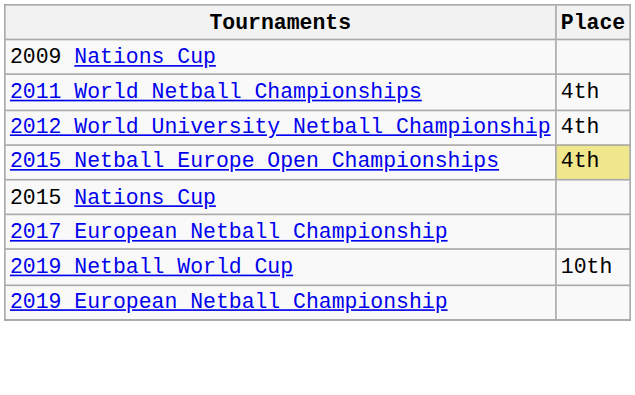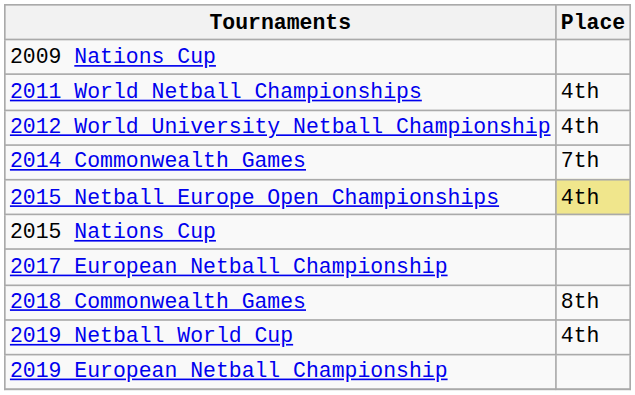+ row: (158, 162)
+ row: (158, 302)
(587, 267) 10th -> (580, 337) 4th
